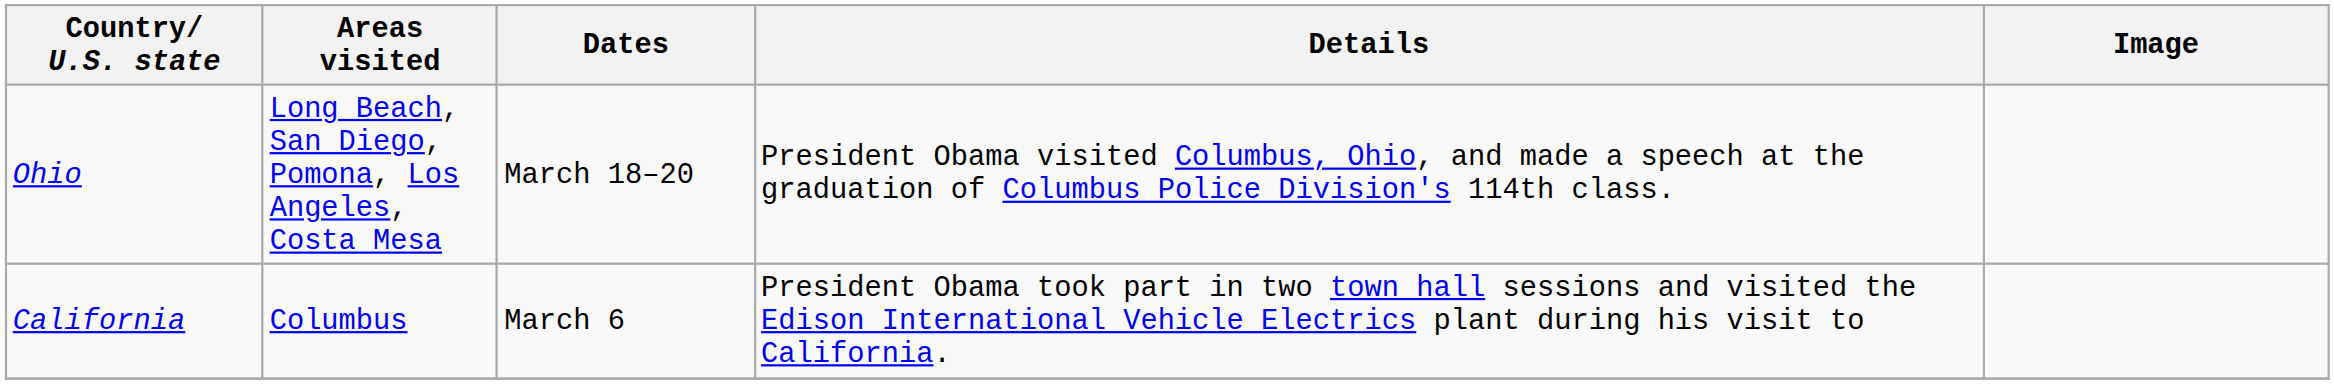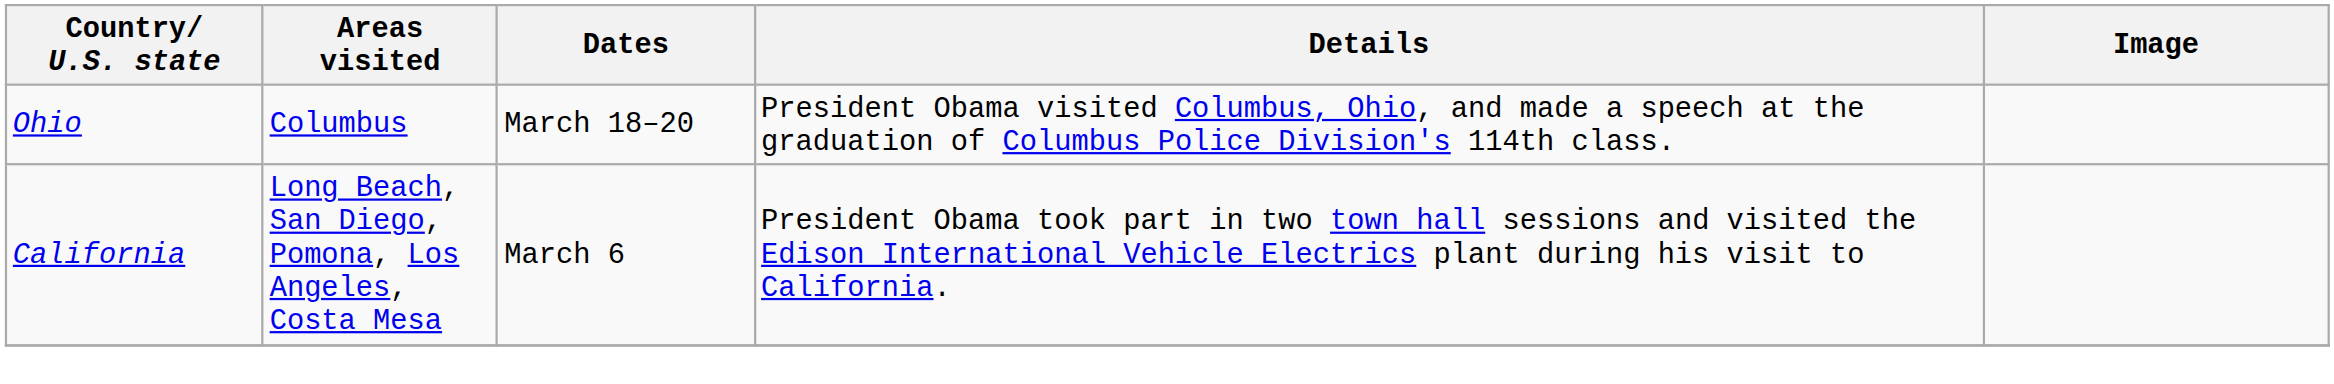(364, 175) Long Beach, San Diego, Pomona, Los Angeles, Costa Mesa -> (339, 125) Columbus
(339, 321) Columbus -> (364, 255) Long Beach, San Diego, Pomona, Los Angeles, Costa Mesa
